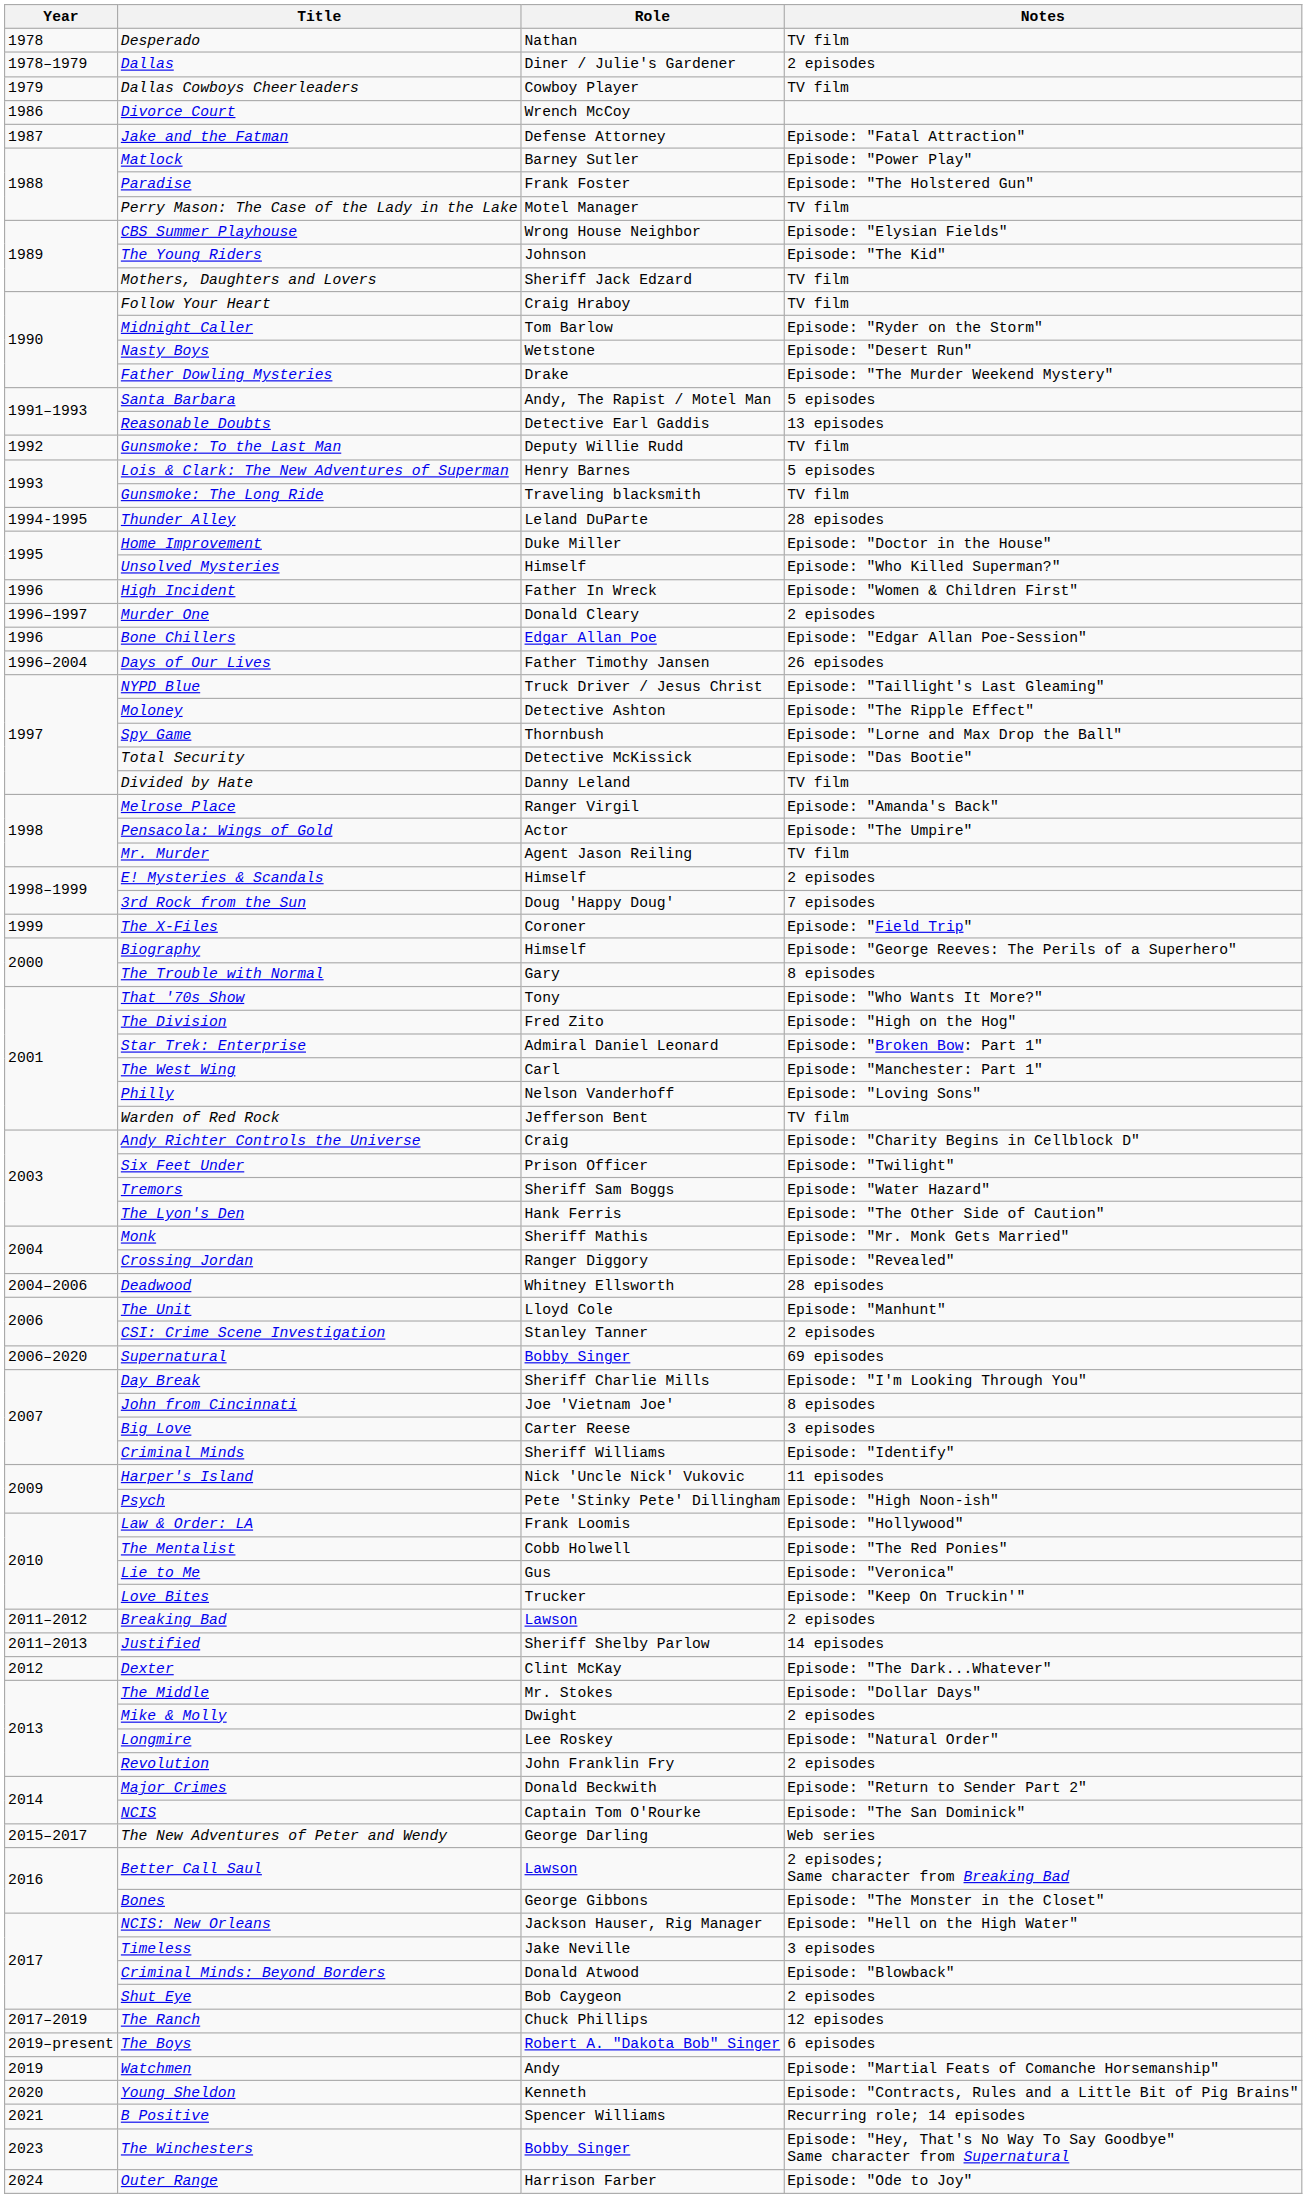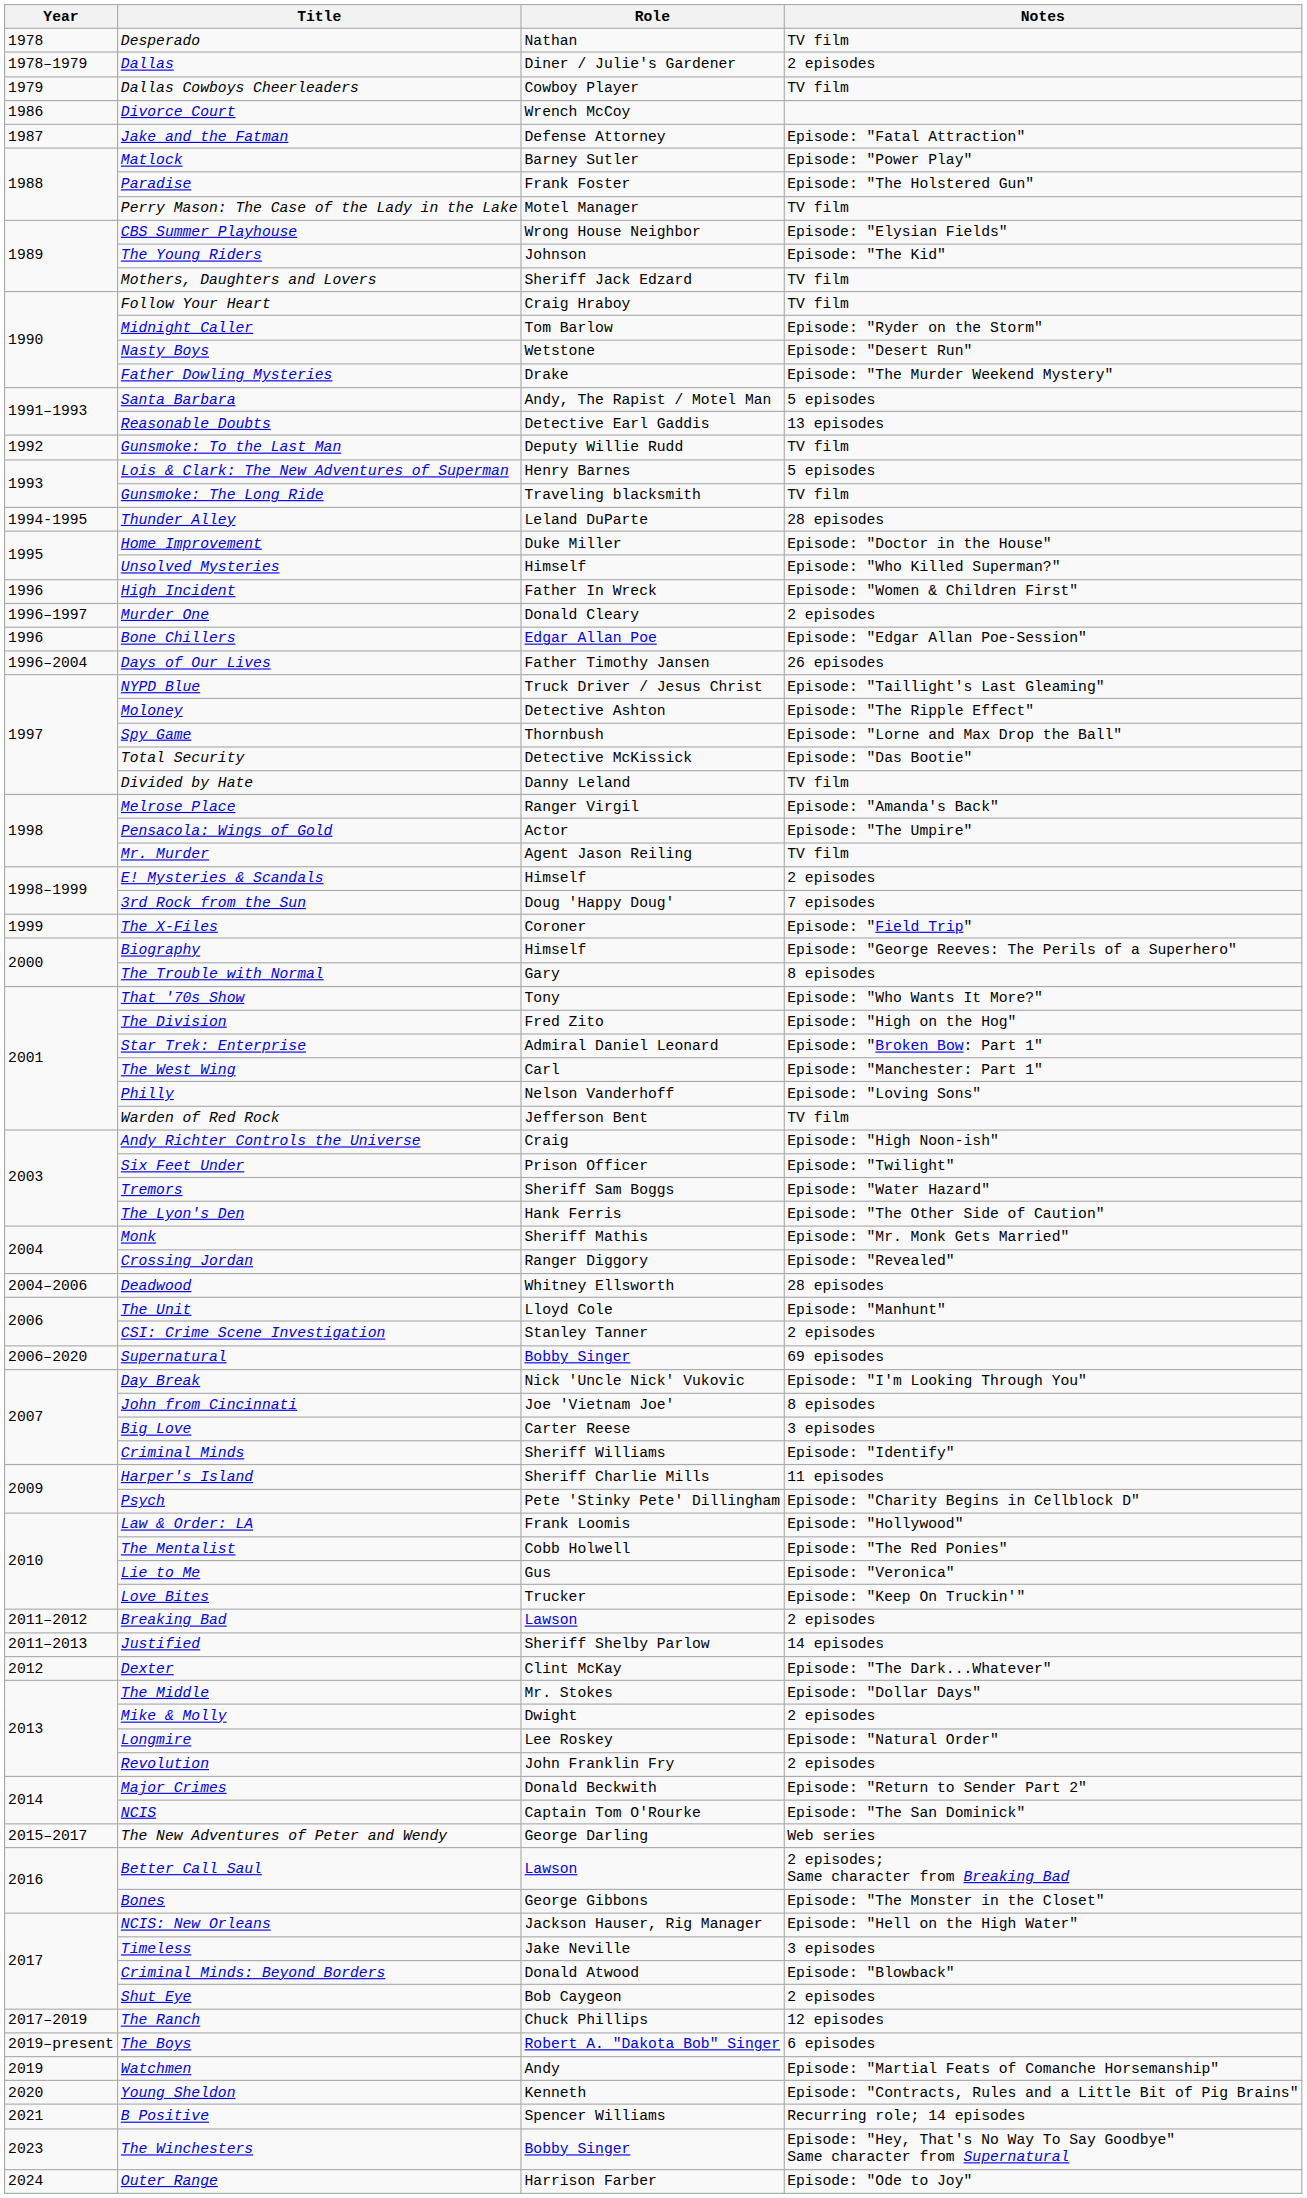(964, 1142) Episode: "Charity Begins in Cellblock D" -> (893, 1142) Episode: "High Noon-ish"
(617, 1381) Sheriff Charlie Mills -> (635, 1381) Nick 'Uncle Nick' Vukovic
(635, 1477) Nick 'Uncle Nick' Vukovic -> (617, 1477) Sheriff Charlie Mills
(893, 1501) Episode: "High Noon-ish" -> (964, 1501) Episode: "Charity Begins in Cellblock D"
